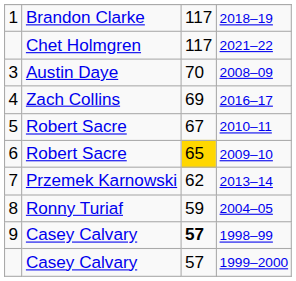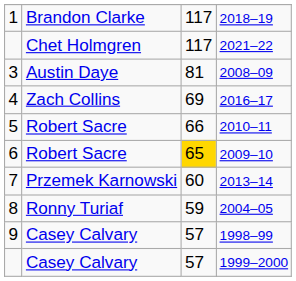(195, 72) 70 -> (195, 72) 81
(195, 126) 67 -> (195, 126) 66
(195, 180) 62 -> (195, 180) 60
(195, 235) bold -> (195, 235) normal
